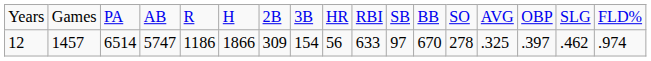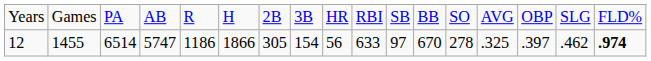(68, 42) 1457 -> (68, 42) 1455
(275, 42) 309 -> (275, 42) 305
(612, 42) normal -> (612, 42) bold
